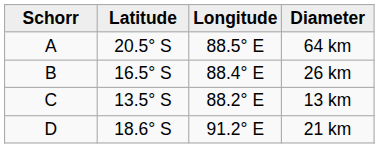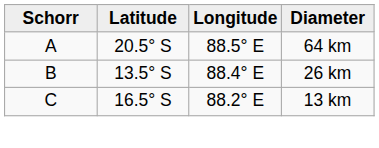(143, 73) 16.5° S -> (143, 73) 13.5° S
(143, 101) 13.5° S -> (143, 101) 16.5° S
- row: (328, 128)
